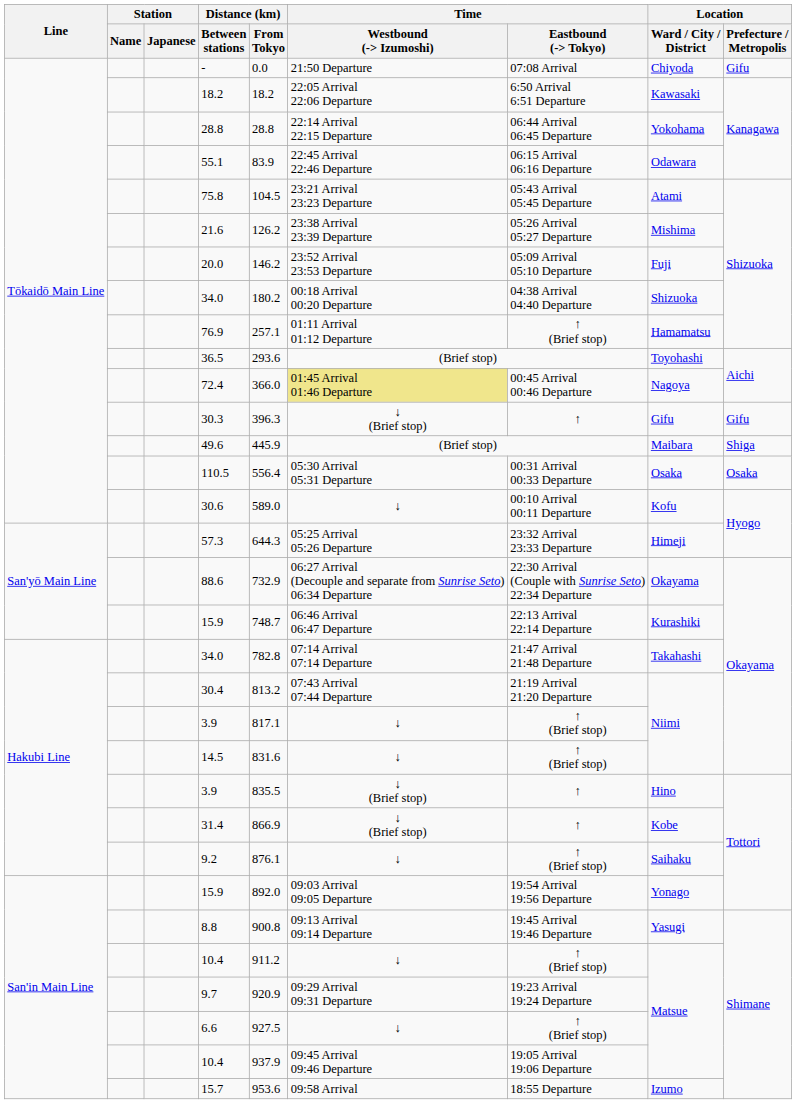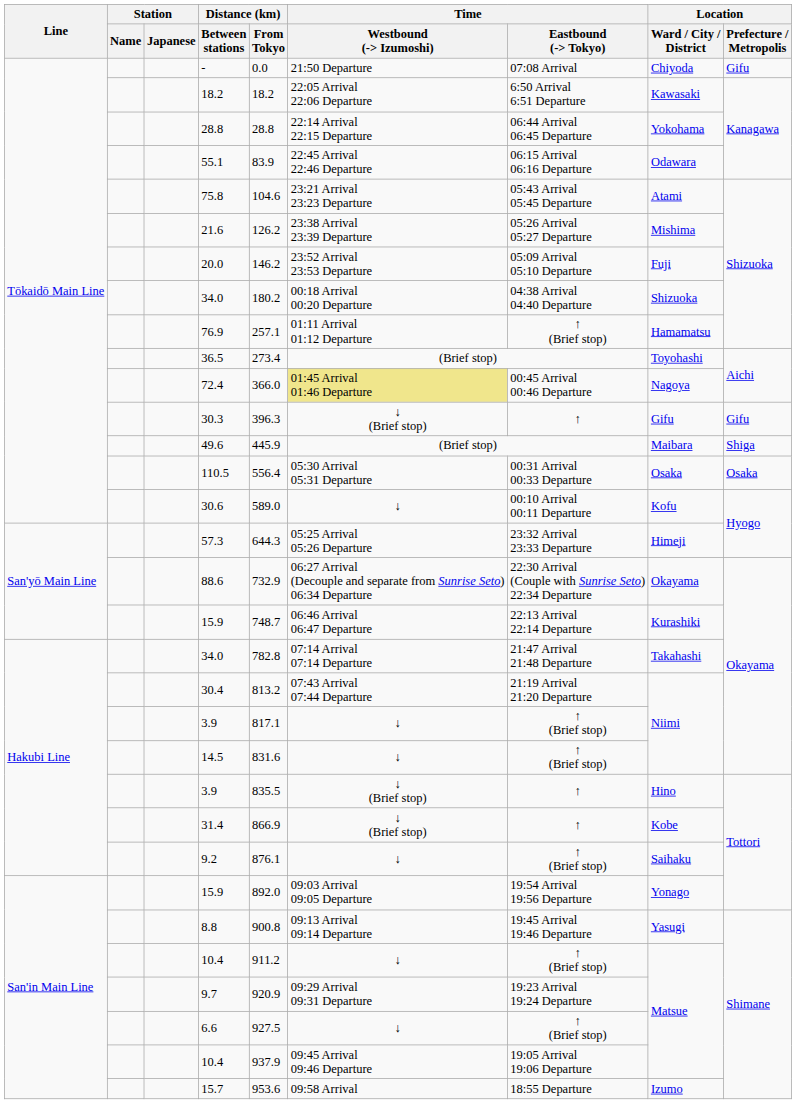(266, 196) 104.5 -> (266, 196) 104.6
(266, 358) 293.6 -> (266, 358) 273.4
